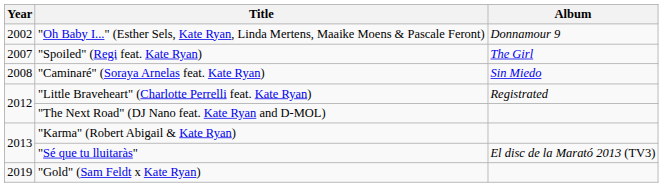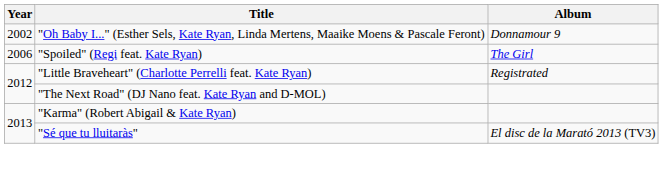(20, 53) 2007 -> (20, 53) 2006
- row: (151, 73)
- row: (119, 172)
